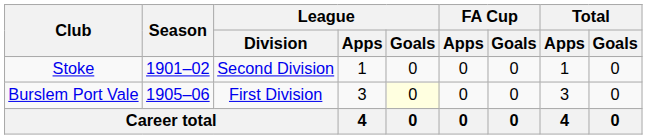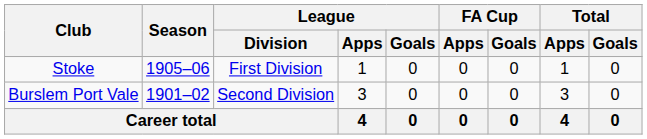(178, 69) 1901–02 -> (178, 69) 1905–06
(276, 69) Second Division -> (276, 69) First Division
(178, 95) 1905–06 -> (178, 95) 1901–02
(276, 95) First Division -> (276, 95) Second Division
(413, 95) lightyellow background -> (413, 95) no background
